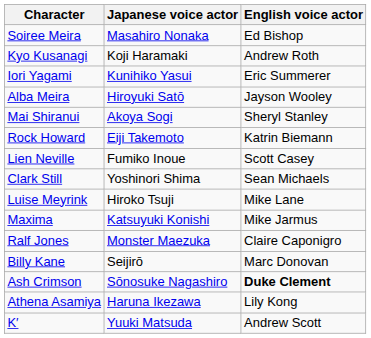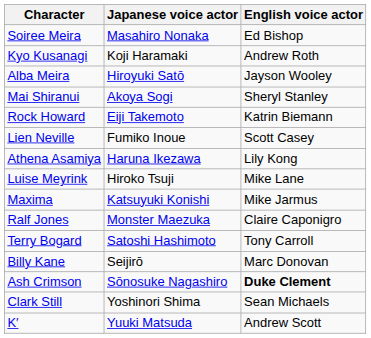- row: (40, 76)
rows swapped: (54, 302) <-> (35, 179)
+ row: (44, 240)
